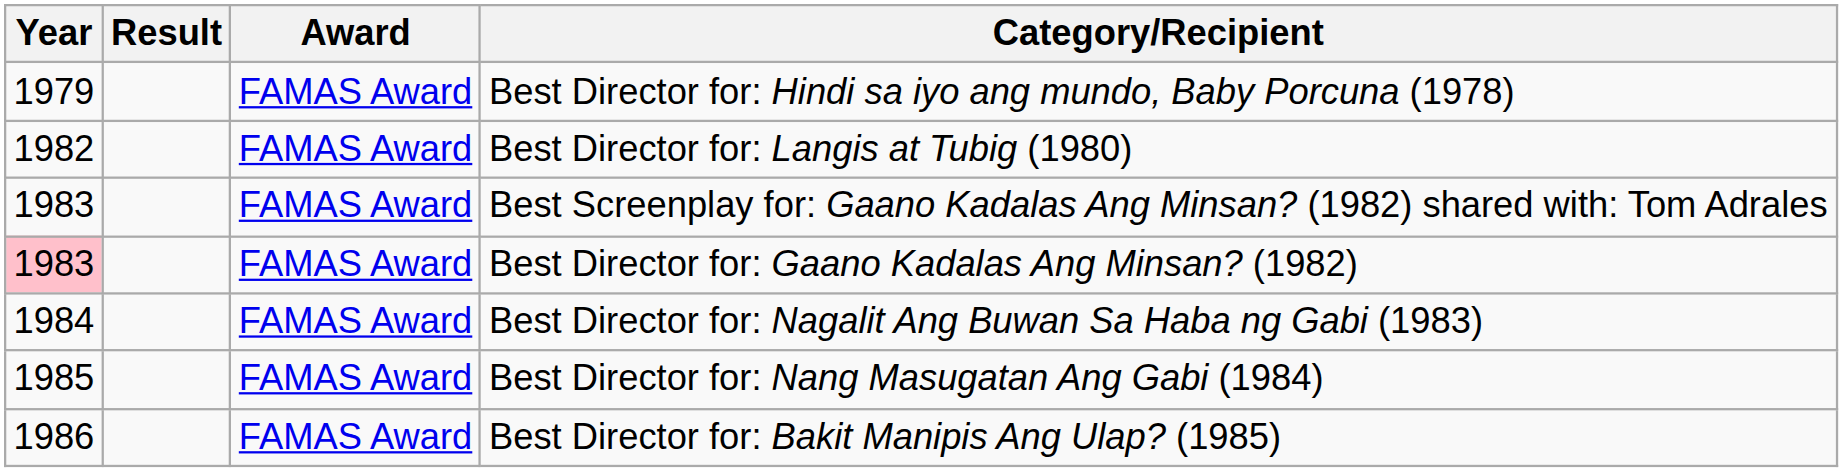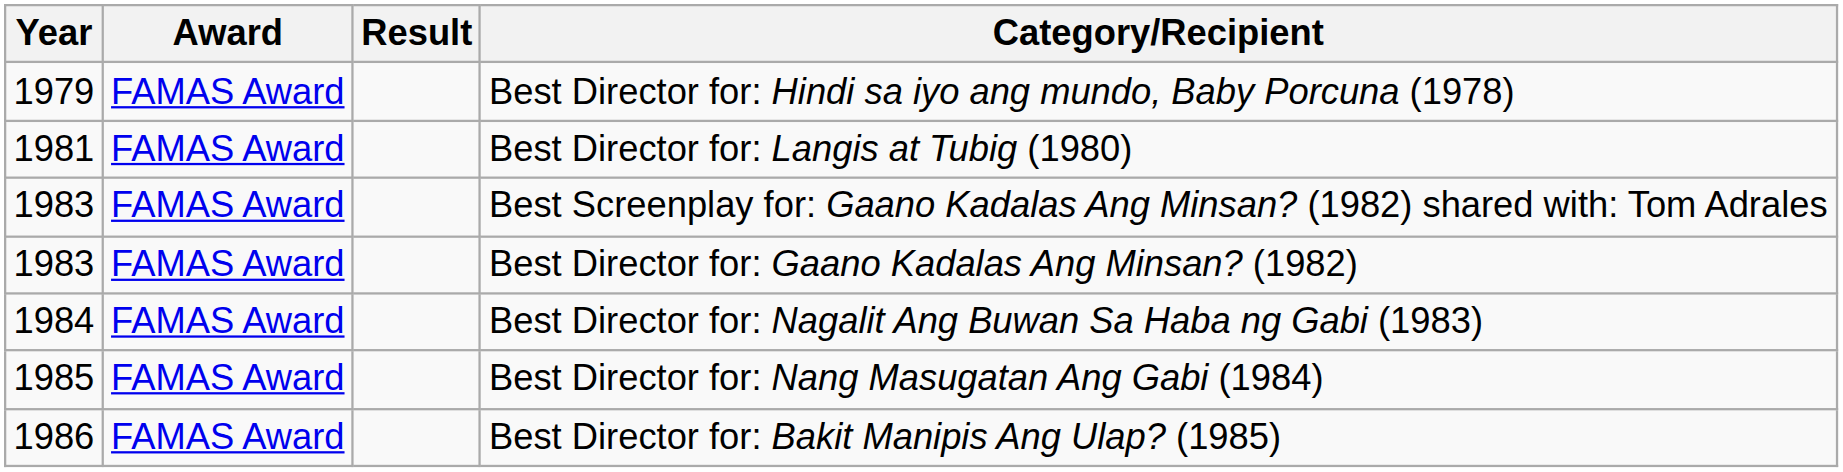columns swapped: (167, 33) <-> (356, 33)
(54, 148) 1982 -> (54, 148) 1981
(54, 263) pink background -> (54, 263) no background
